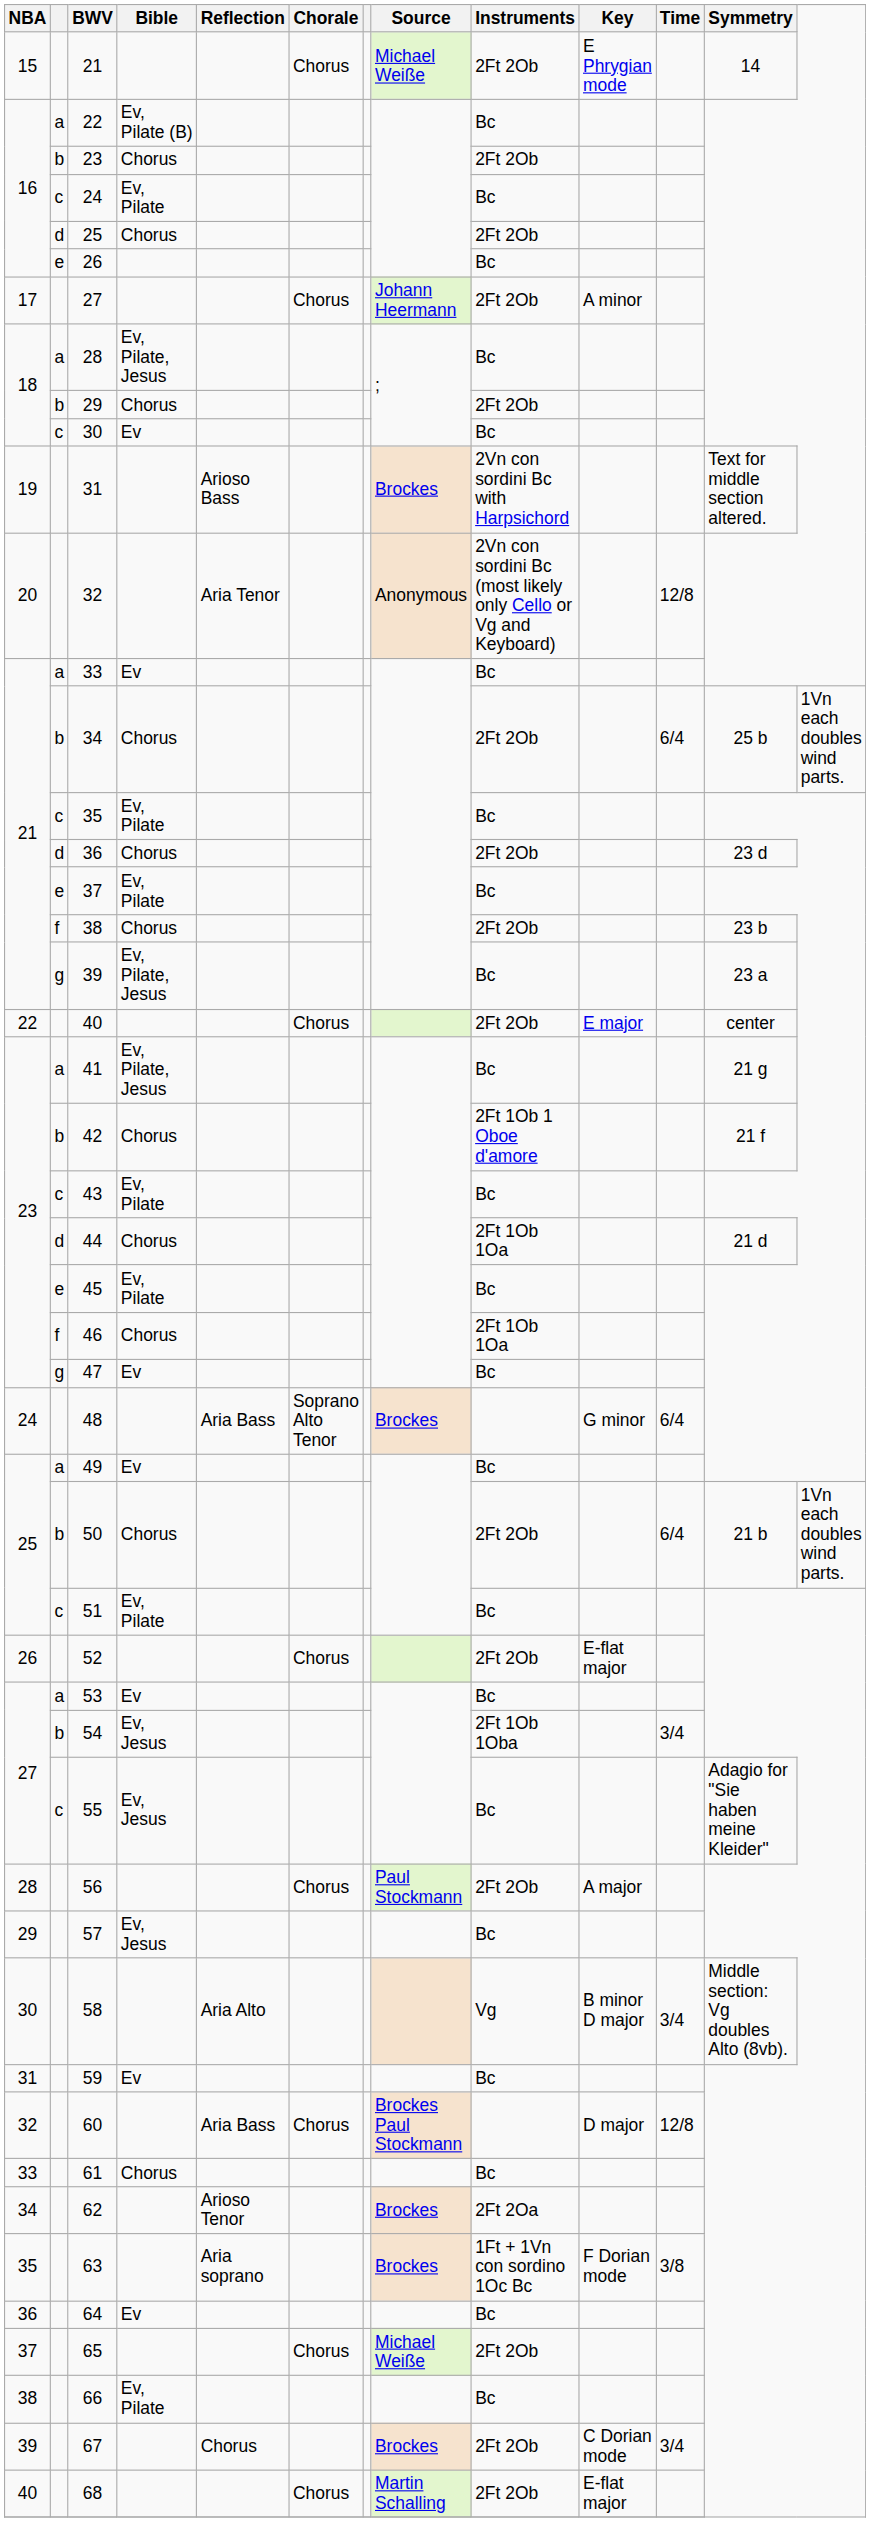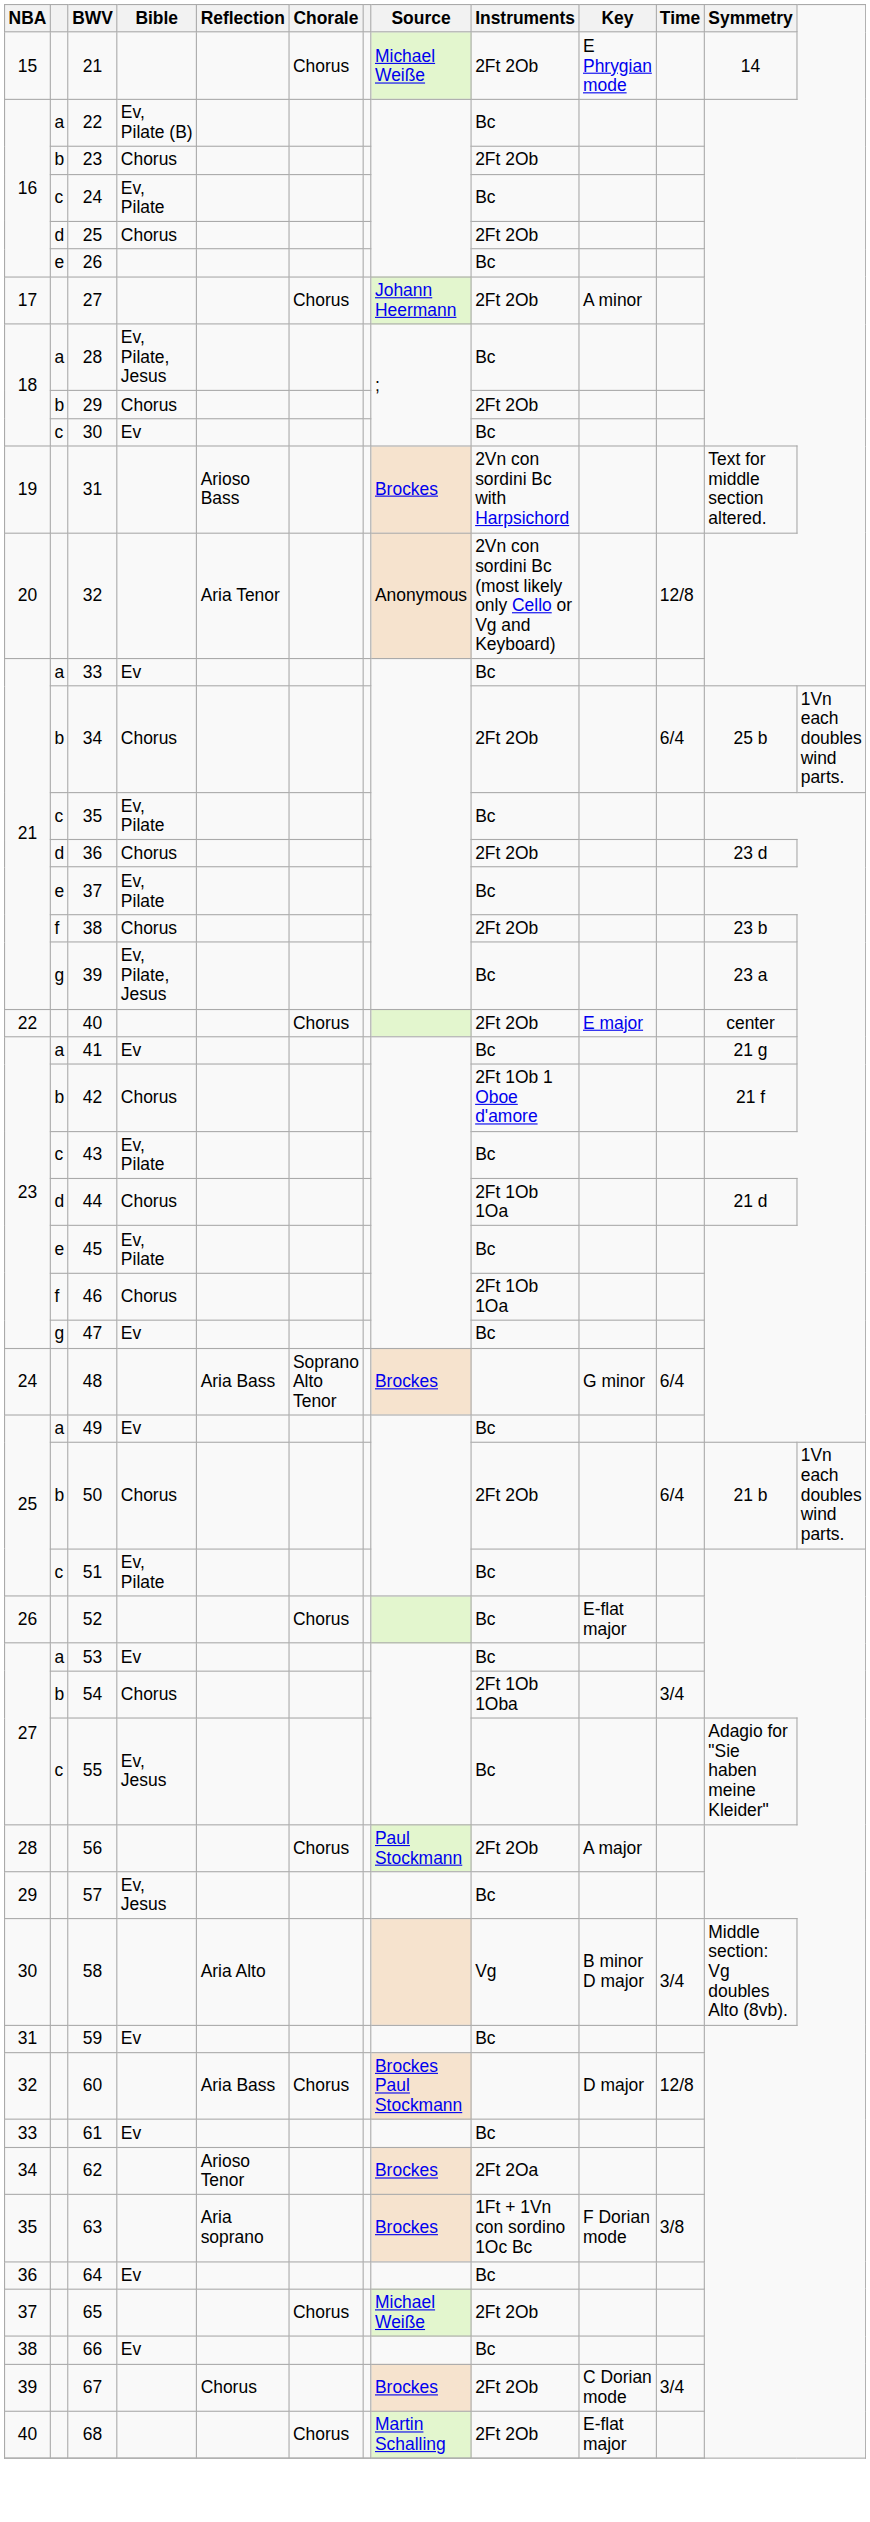(145, 1070) Ev, Pilate, Jesus -> (131, 1050) Ev
(507, 1658) 2Ft 2Ob -> (485, 1619) Bc
(144, 1733) Ev, Jesus -> (149, 1694) Chorus
(149, 2172) Chorus -> (131, 2133) Ev
(143, 2399) Ev, Pilate -> (131, 2350) Ev
